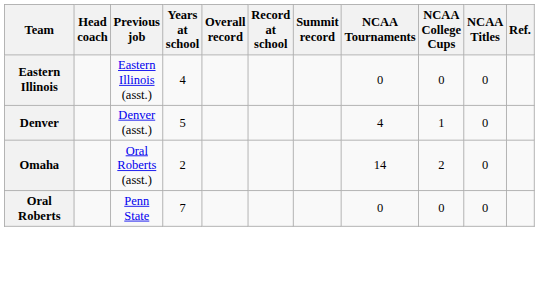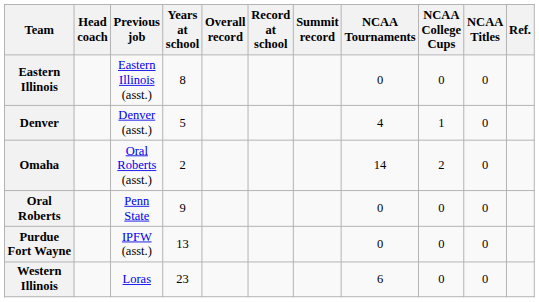(183, 80) 4 -> (183, 80) 8
(183, 208) 7 -> (183, 208) 9
+ row: (39, 244)
+ row: (39, 279)
